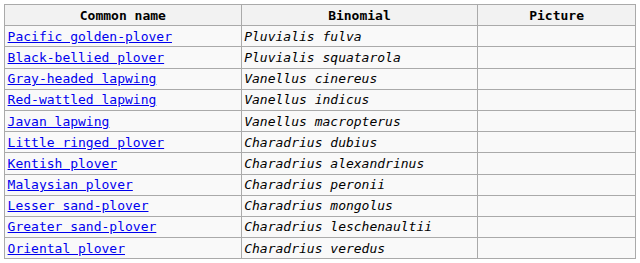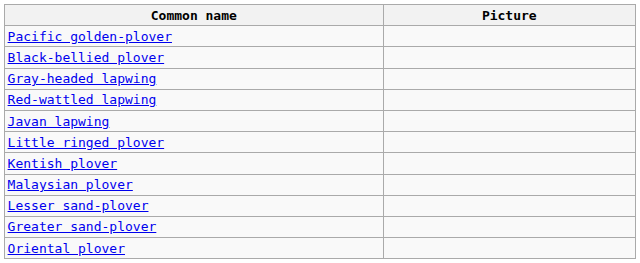- column: (359, 15)
